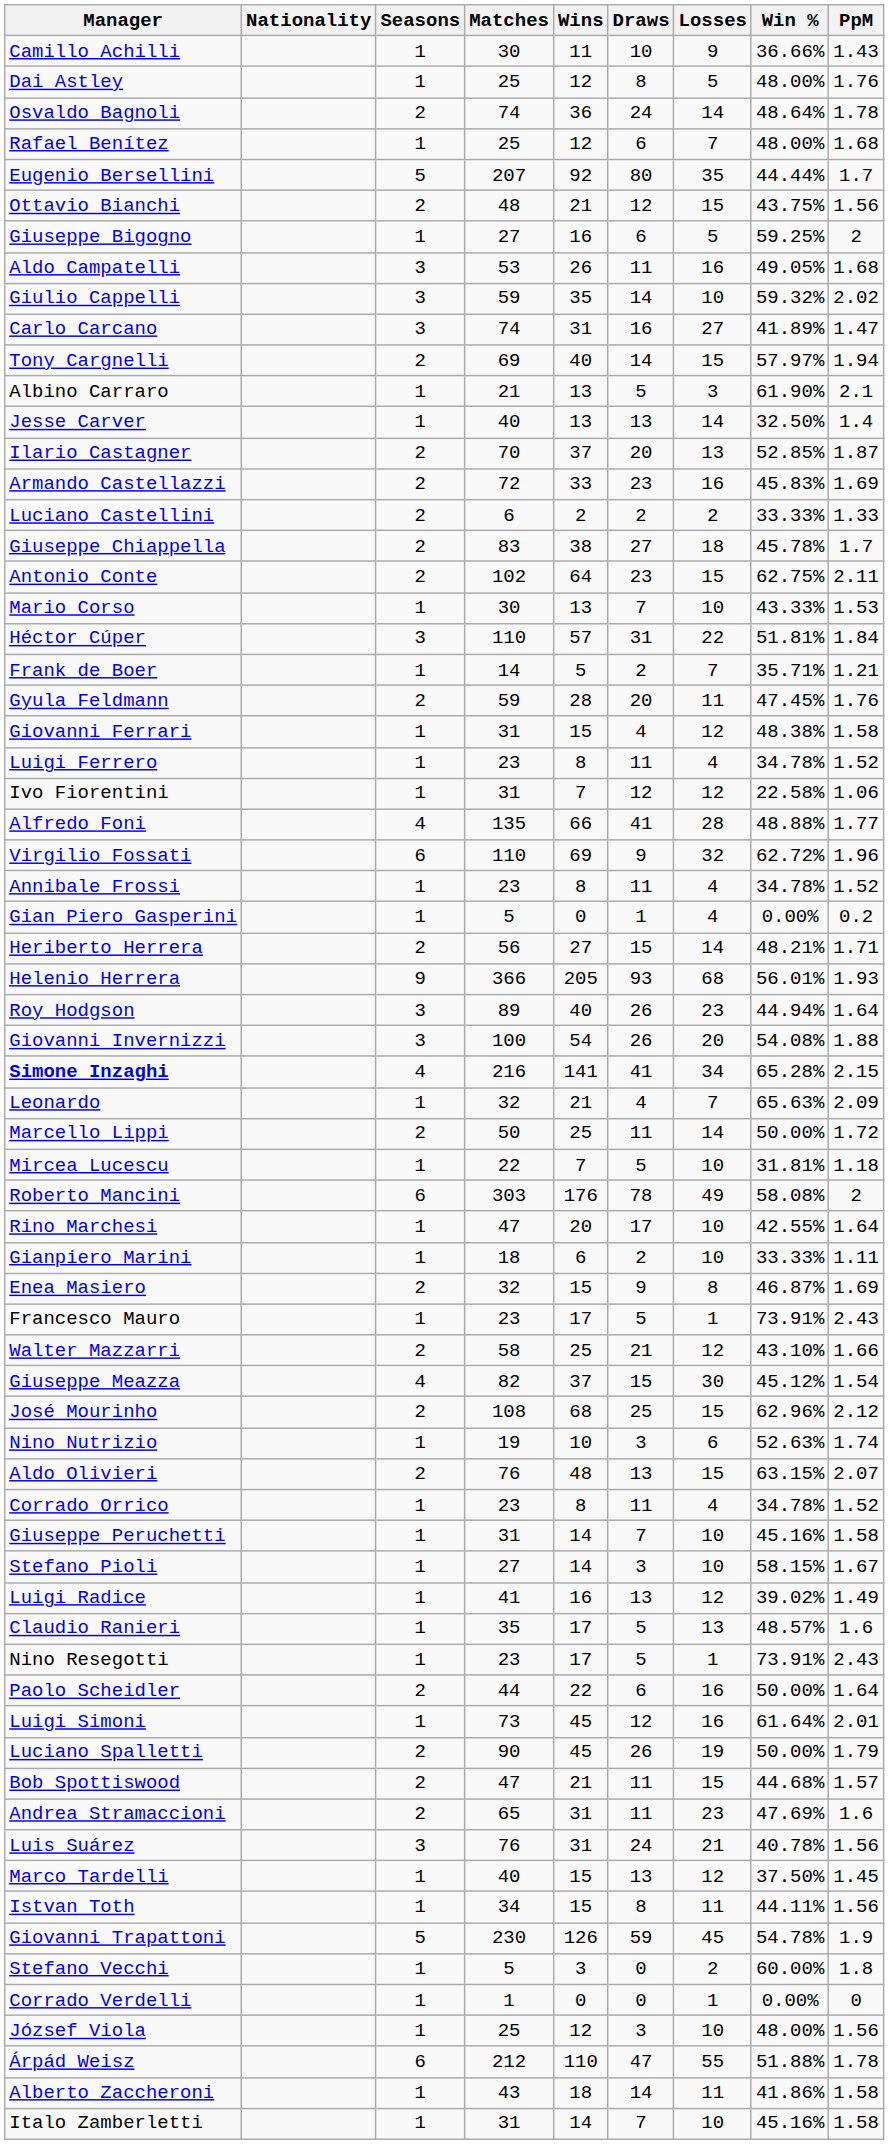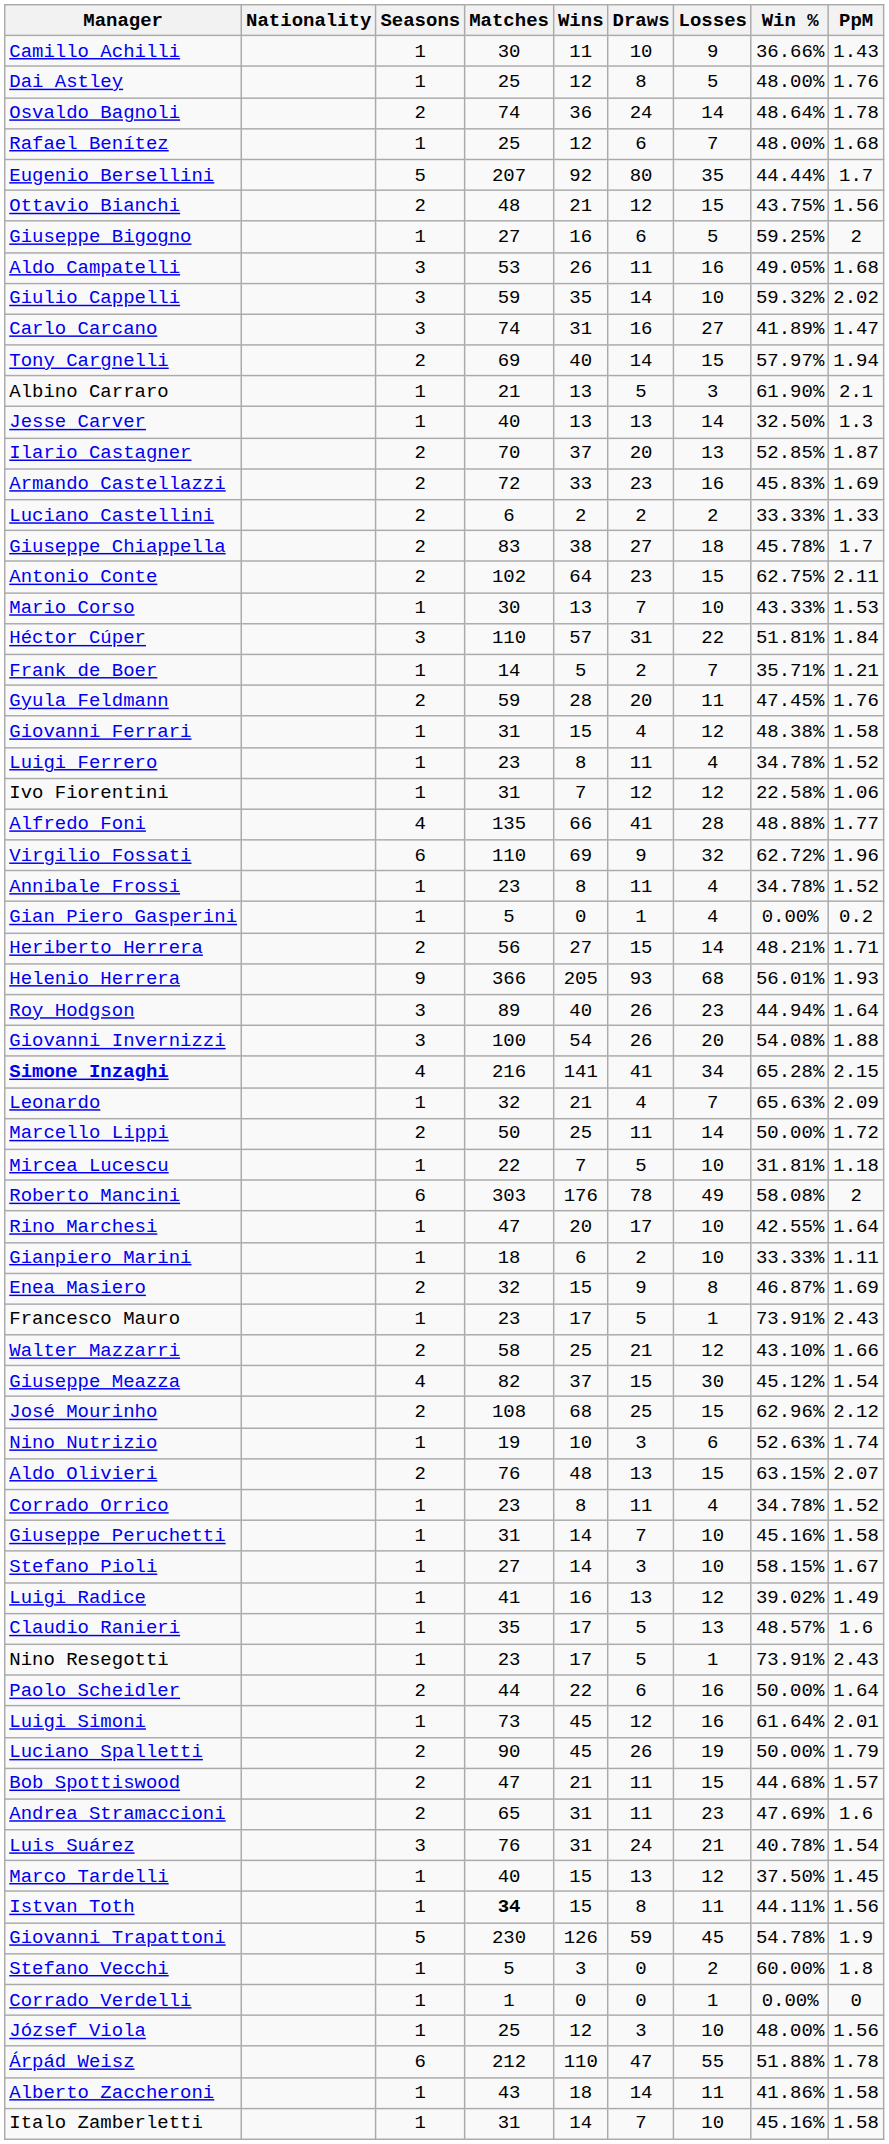(856, 422) 1.4 -> (856, 422) 1.3
(856, 1845) 1.56 -> (856, 1845) 1.54
(509, 1907) normal -> (509, 1907) bold
